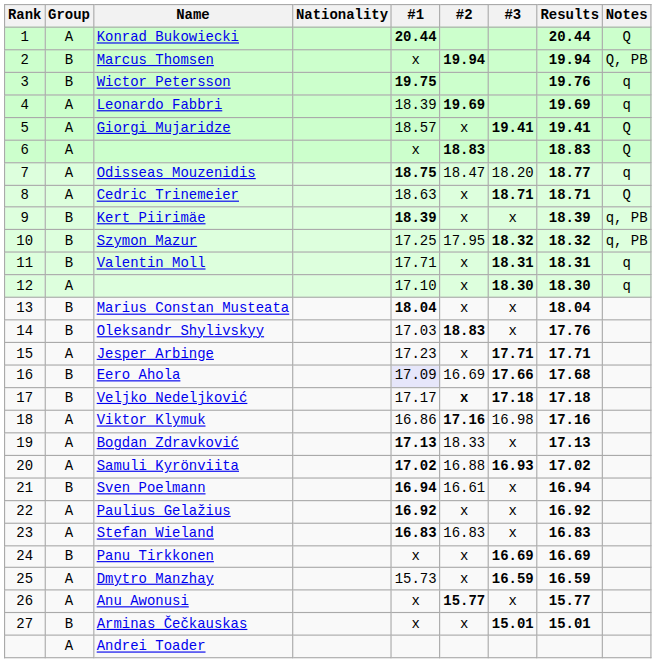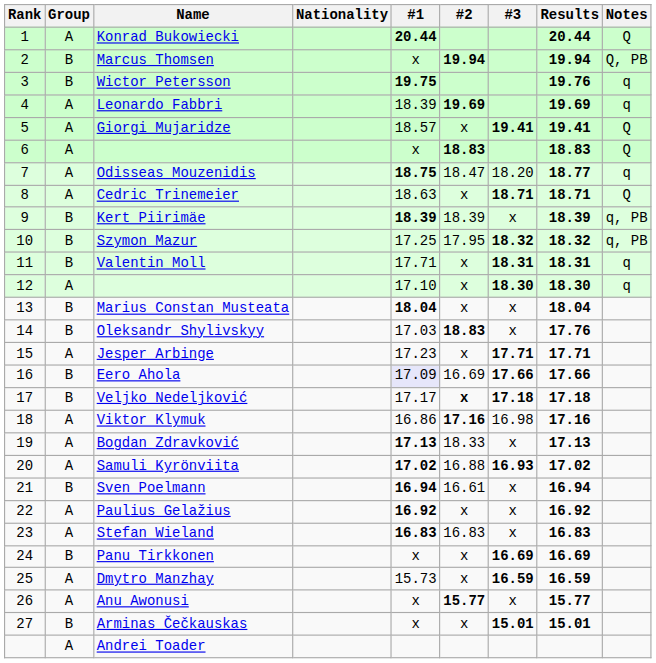(464, 219) x -> (464, 219) 18.39
(570, 377) 17.68 -> (570, 377) 17.66
